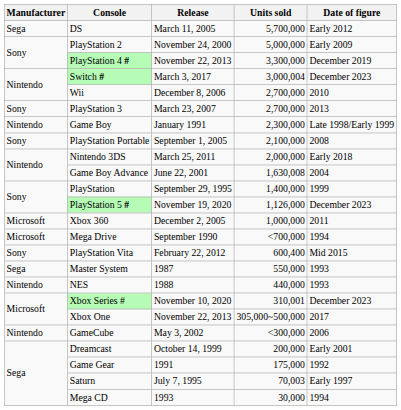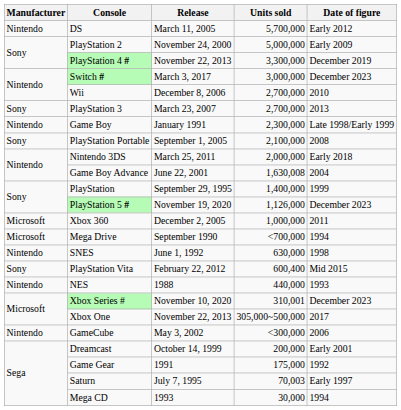(16, 28) Sega -> (25, 28) Nintendo
(285, 76) 3,000,004 -> (285, 76) 3,000,000
+ row: (82, 253)
- row: (99, 269)
